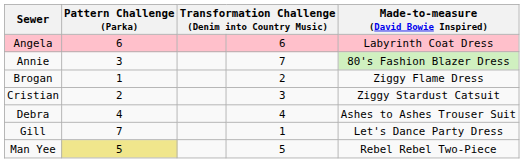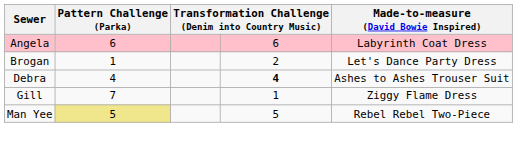- row: (33, 61)
(428, 78) Ziggy Flame Dress -> (422, 61) Let's Dance Party Dress
- row: (33, 96)
(282, 114) normal -> (276, 78) bold
(428, 131) Let's Dance Party Dress -> (422, 96) Ziggy Flame Dress
